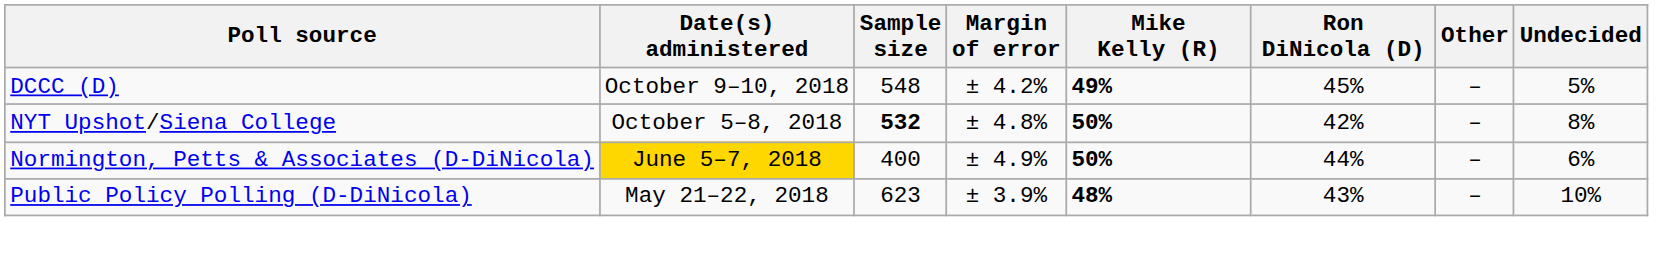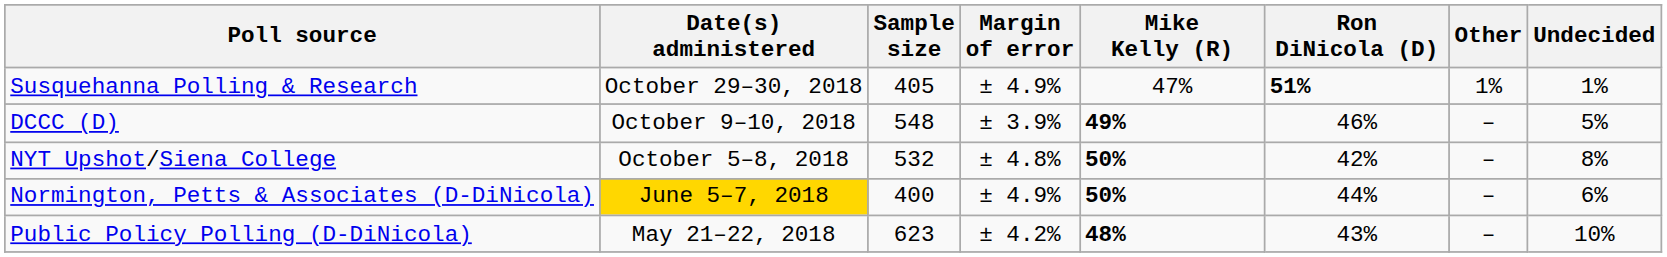+ row: (214, 86)
(1006, 86) ± 4.2% -> (1020, 123) ± 3.9%
(1343, 86) 45% -> (1357, 123) 46%
(901, 123) bold -> (914, 160) normal
(1006, 197) ± 3.9% -> (1020, 234) ± 4.2%
